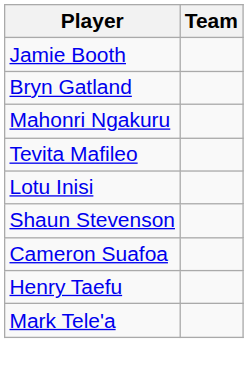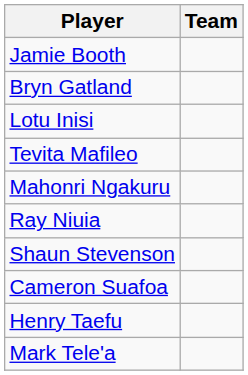rows swapped: (51, 187) <-> (90, 120)
+ row: (55, 220)
